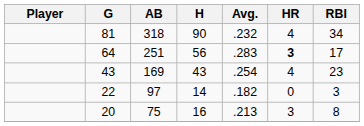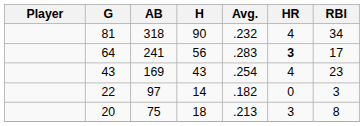(154, 53) 251 -> (154, 53) 241
(199, 111) 16 -> (199, 111) 18
